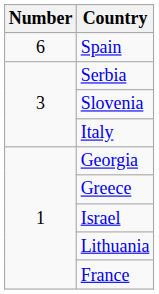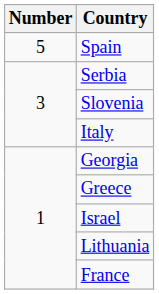(41, 47) 6 -> (41, 47) 5
